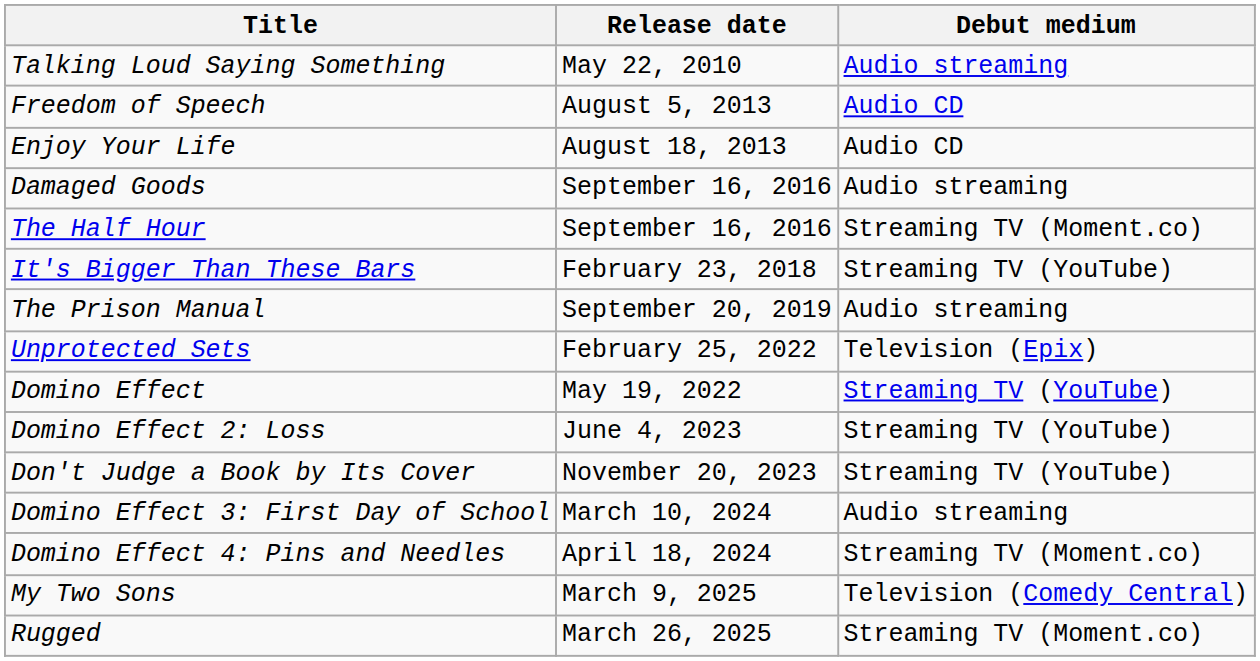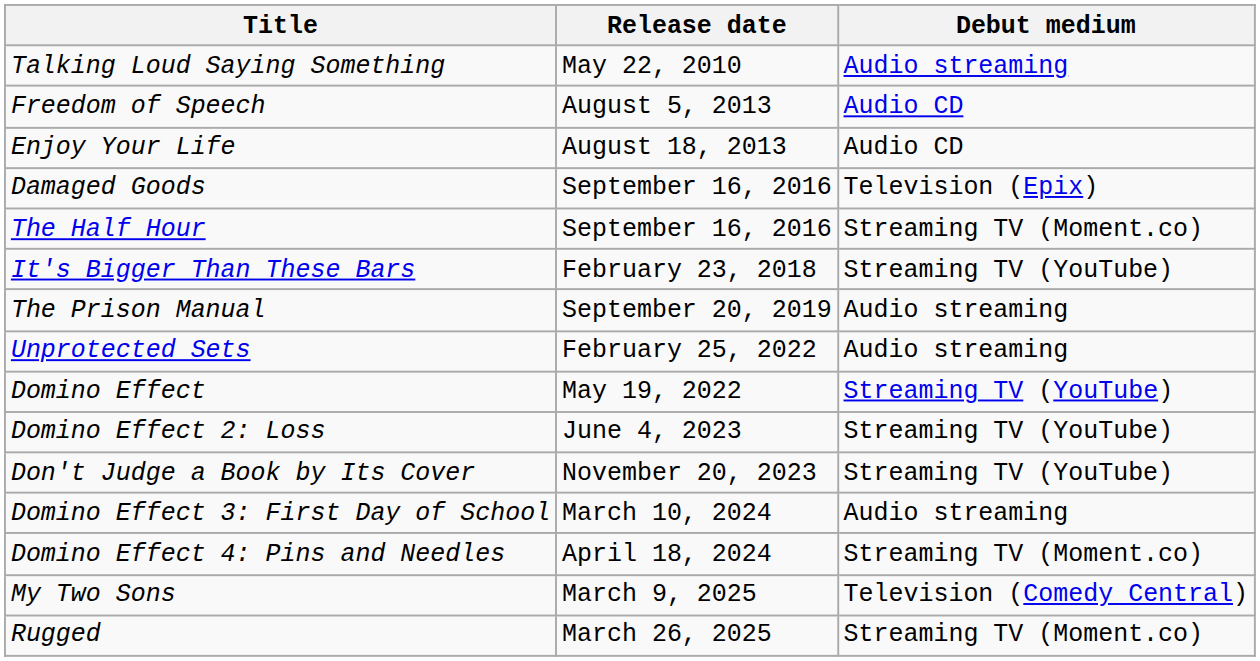(956, 188) Audio streaming -> (971, 188) Television (Epix)
(971, 351) Television (Epix) -> (956, 351) Audio streaming
